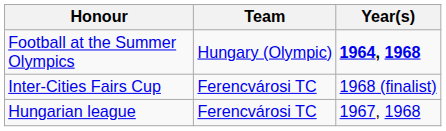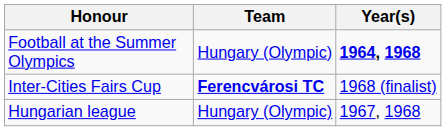(257, 86) normal -> (261, 86) bold
(257, 112) Ferencvárosi TC -> (265, 112) Hungary (Olympic)
